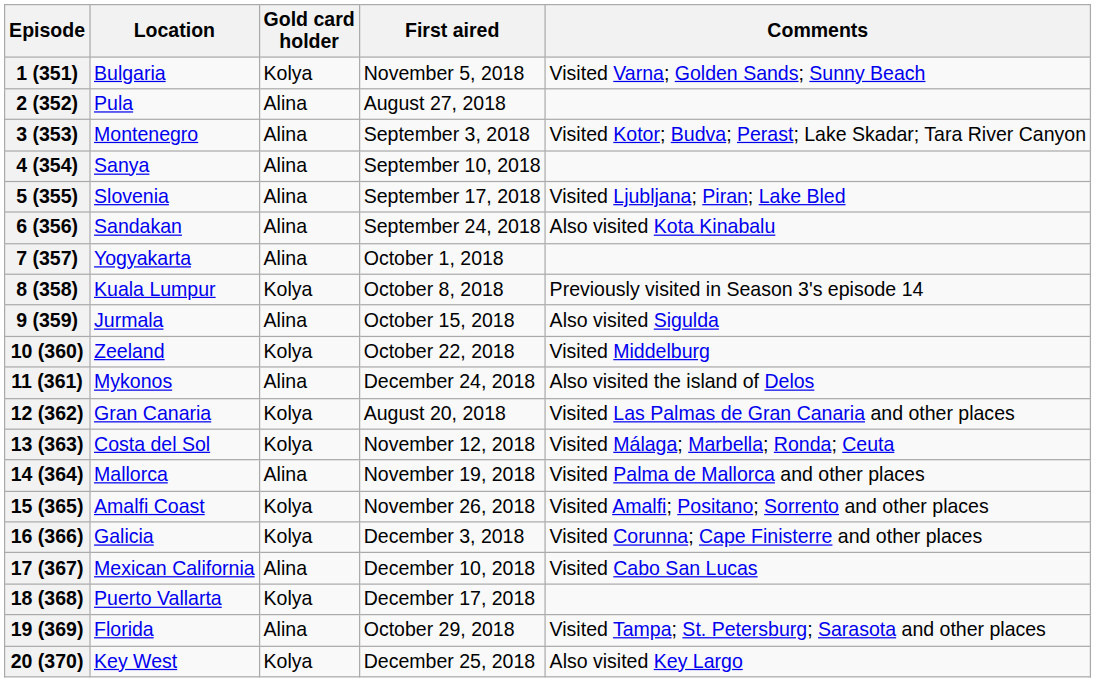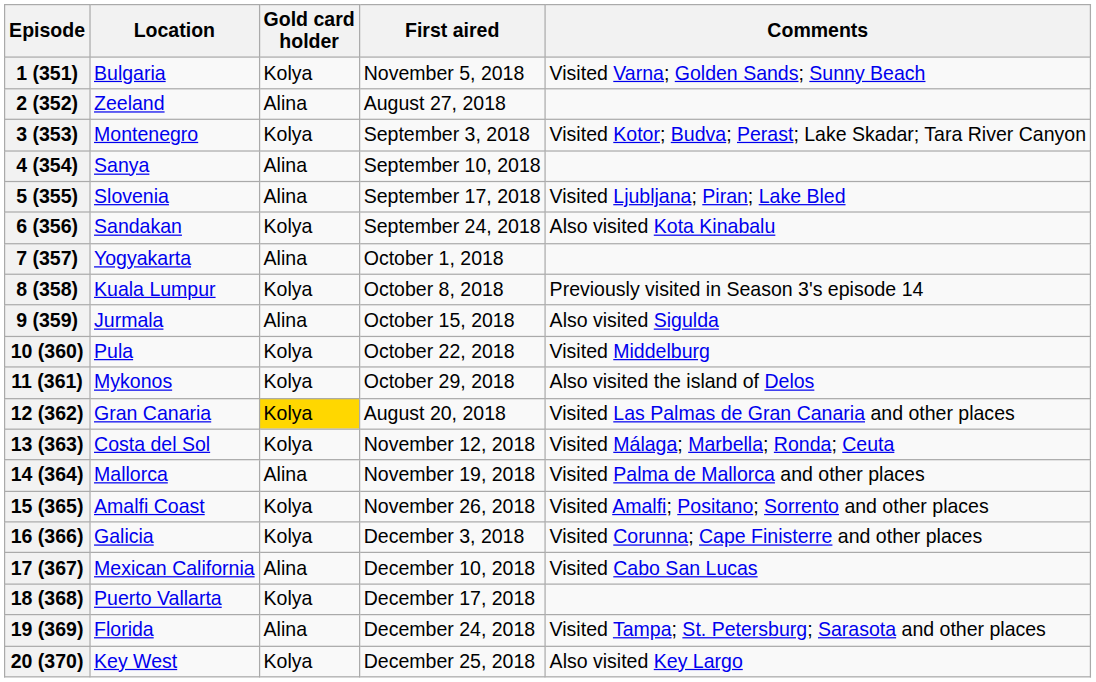(114, 103) Pula -> (129, 103) Zeeland
(285, 134) Alina -> (288, 134) Kolya
(285, 227) Alina -> (288, 227) Kolya
(129, 351) Zeeland -> (114, 351) Pula
(285, 382) Alina -> (288, 382) Kolya
(449, 382) December 24, 2018 -> (439, 382) October 29, 2018
(288, 413) no background -> (288, 413) gold background
(439, 630) October 29, 2018 -> (449, 630) December 24, 2018
